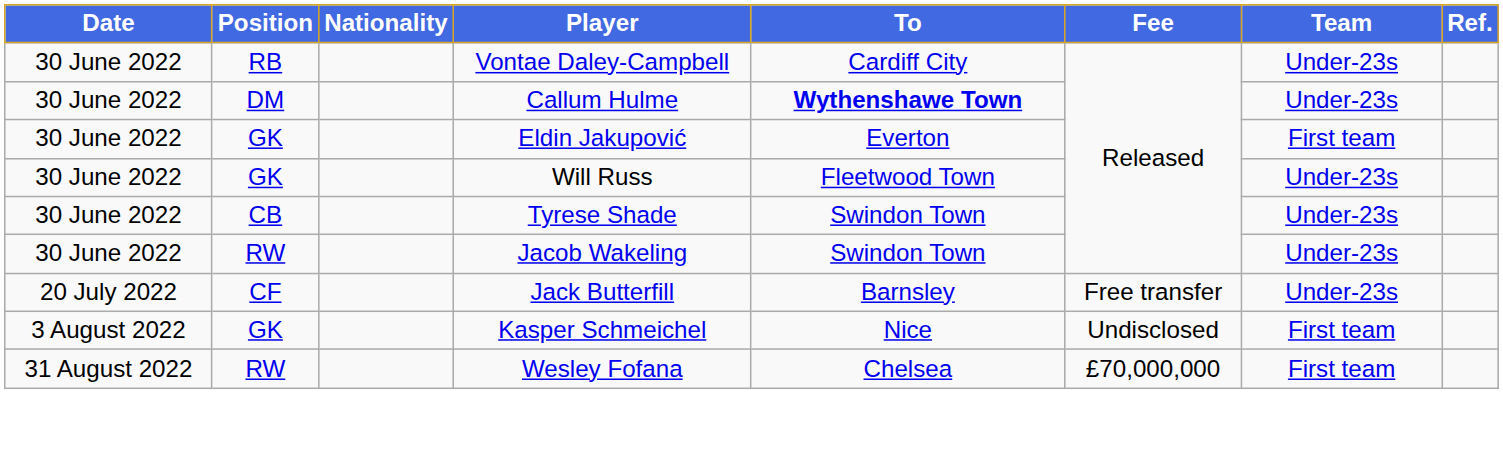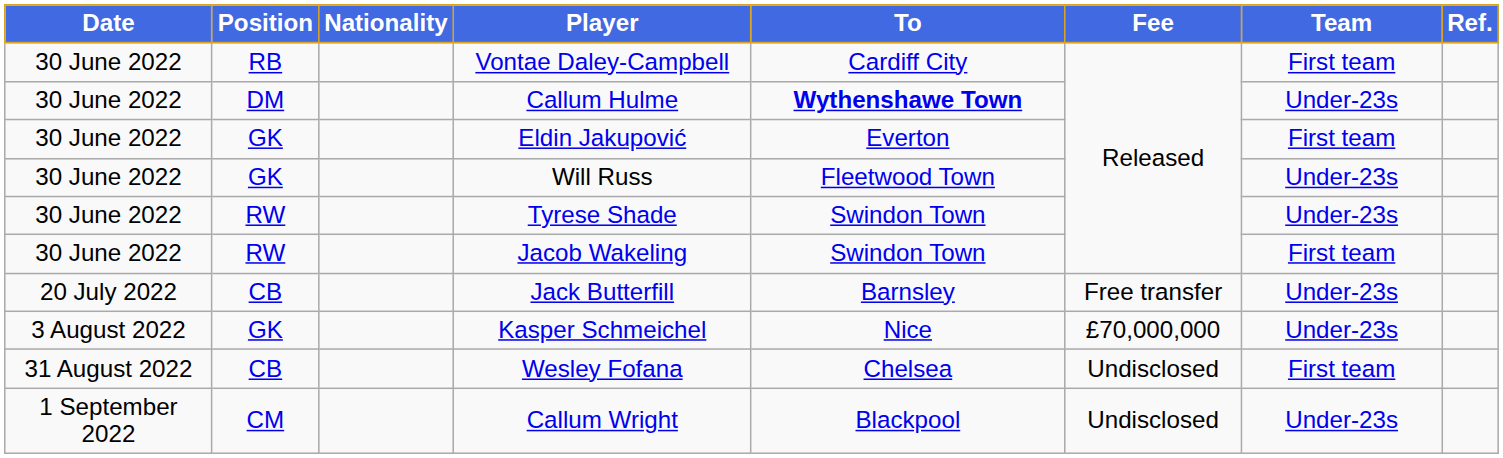(1342, 61) Under-23s -> (1342, 61) First team
(265, 215) CB -> (265, 215) RW
(1342, 253) Under-23s -> (1342, 253) First team
(265, 291) CF -> (265, 291) CB
(1153, 330) Undisclosed -> (1153, 330) £70,000,000
(1342, 330) First team -> (1342, 330) Under-23s
(265, 368) RW -> (265, 368) CB
(1153, 368) £70,000,000 -> (1153, 368) Undisclosed
+ row: (602, 420)
